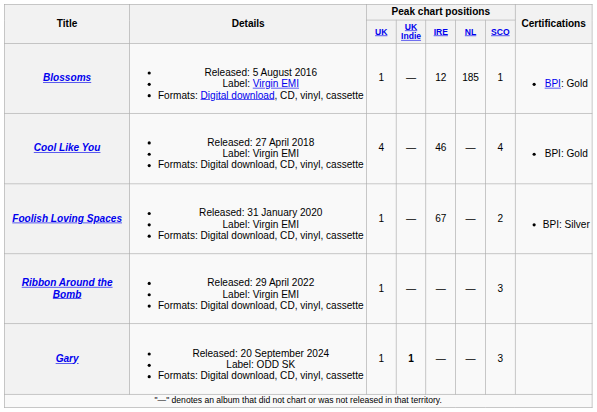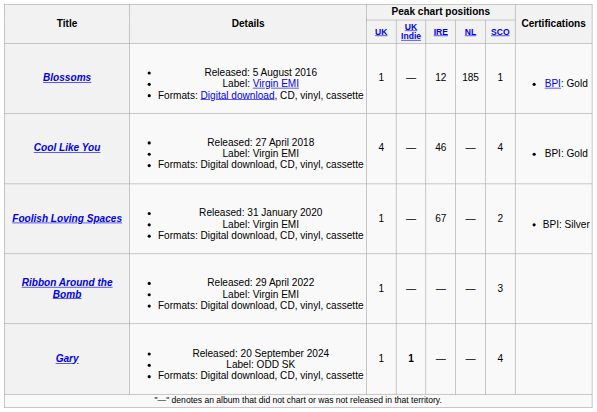(500, 359) 3 -> (500, 359) 4
